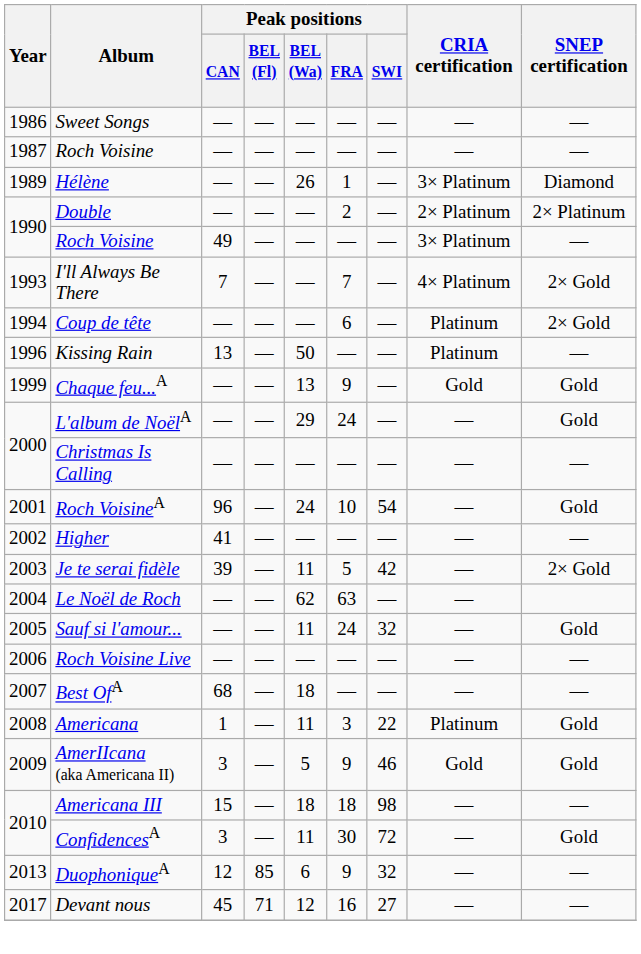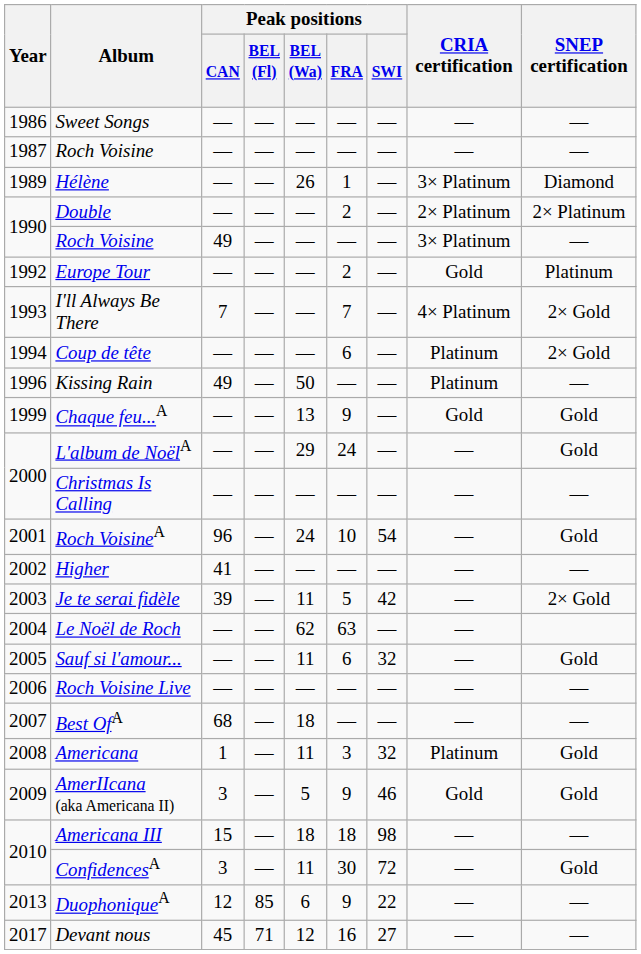+ row: (28, 271)
(223, 352) 13 -> (223, 382) 49
(347, 628) 24 -> (347, 658) 6
(387, 723) 22 -> (387, 753) 32
(387, 872) 32 -> (387, 902) 22
